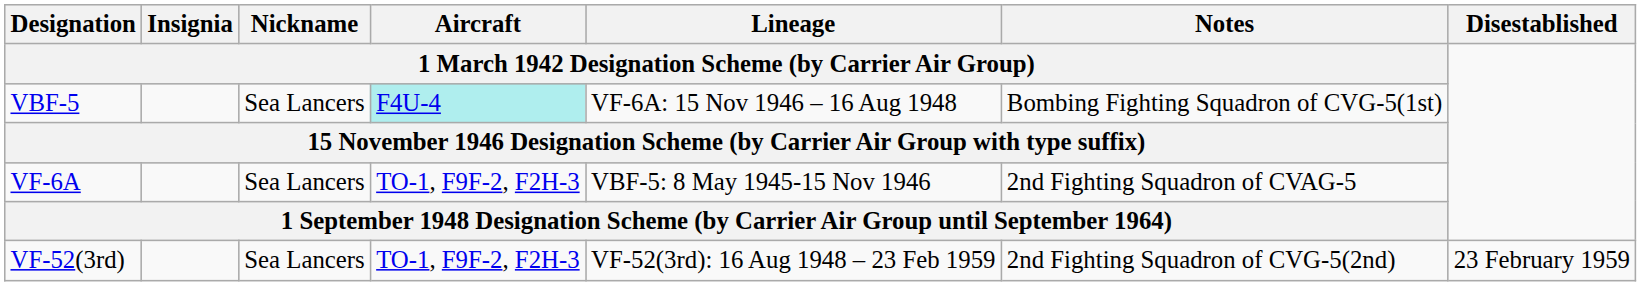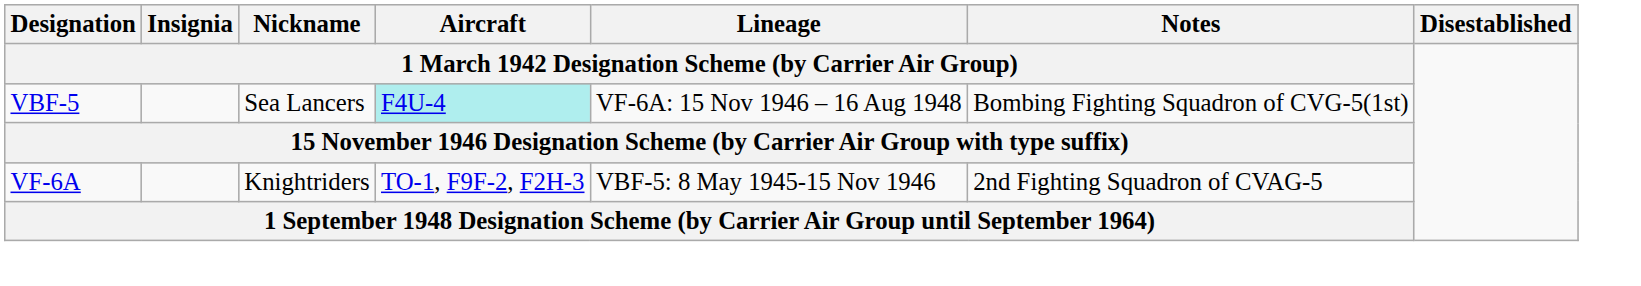(304, 181) Sea Lancers -> (307, 181) Knightriders
- row: (68, 260)
